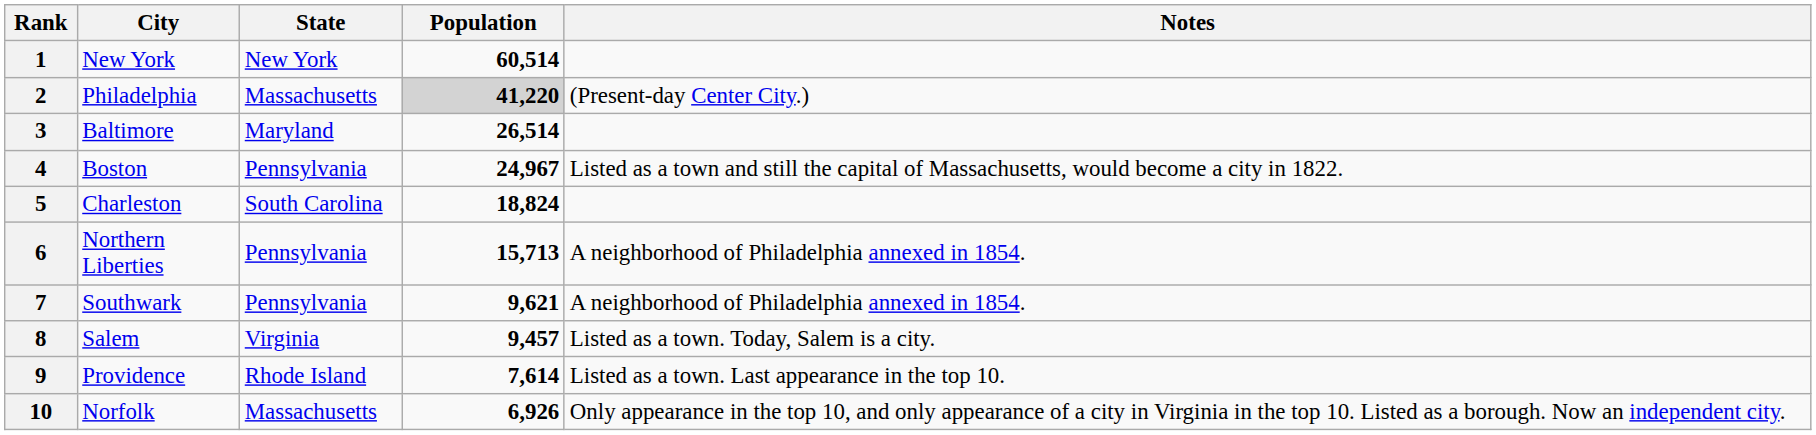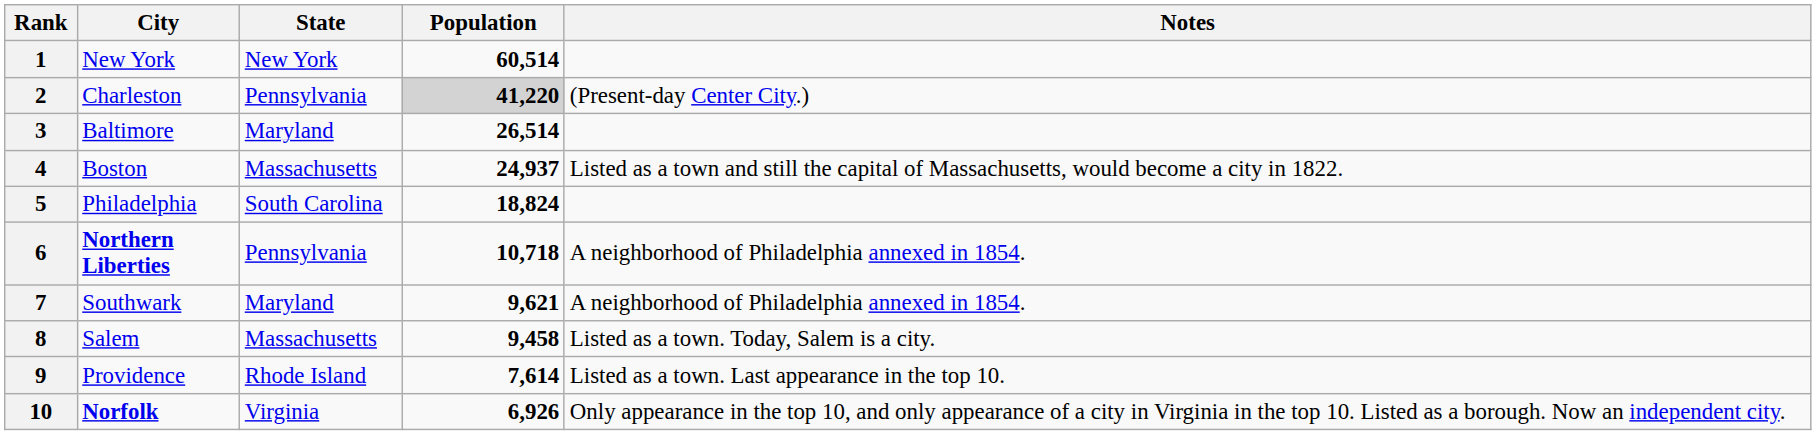(139, 95) Philadelphia -> (132, 95) Charleston
(311, 95) Massachusetts -> (306, 95) Pennsylvania
(306, 167) Pennsylvania -> (311, 167) Massachusetts
(528, 167) 24,967 -> (528, 167) 24,937
(132, 204) Charleston -> (139, 204) Philadelphia
(124, 253) normal -> (128, 253) bold
(528, 253) 15,713 -> (528, 253) 10,718
(306, 302) Pennsylvania -> (289, 302) Maryland
(282, 338) Virginia -> (311, 338) Massachusetts
(534, 338) 9,457 -> (534, 338) 9,458
(118, 411) normal -> (120, 411) bold
(311, 411) Massachusetts -> (282, 411) Virginia
